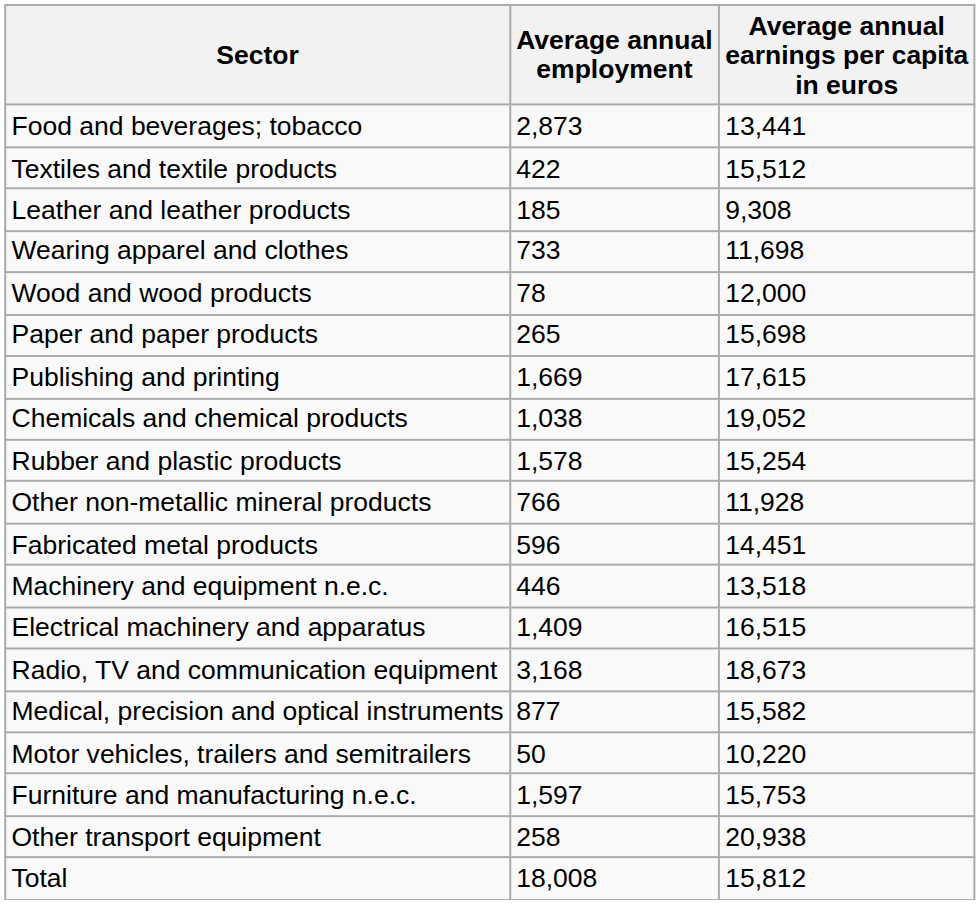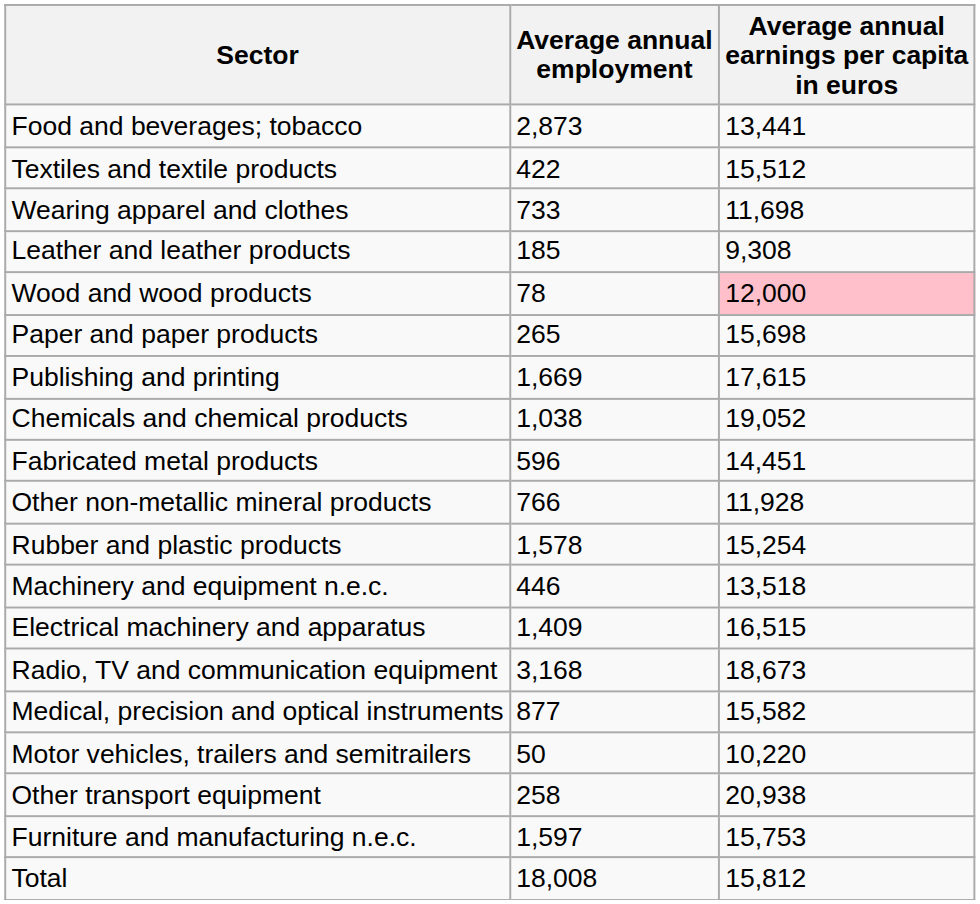rows swapped: (180, 251) <-> (181, 209)
(766, 293) no background -> (766, 293) pink background
rows swapped: (177, 460) <-> (165, 544)
rows swapped: (166, 836) <-> (214, 795)
